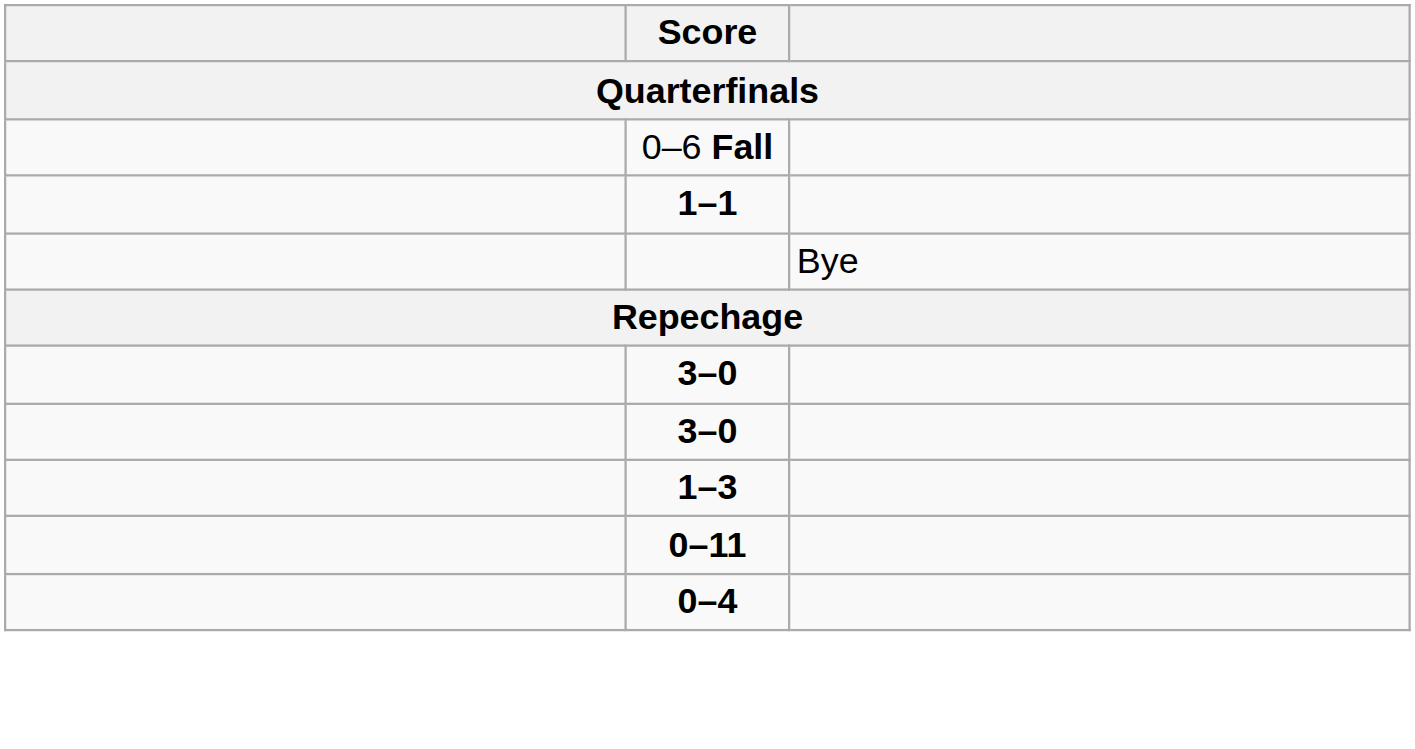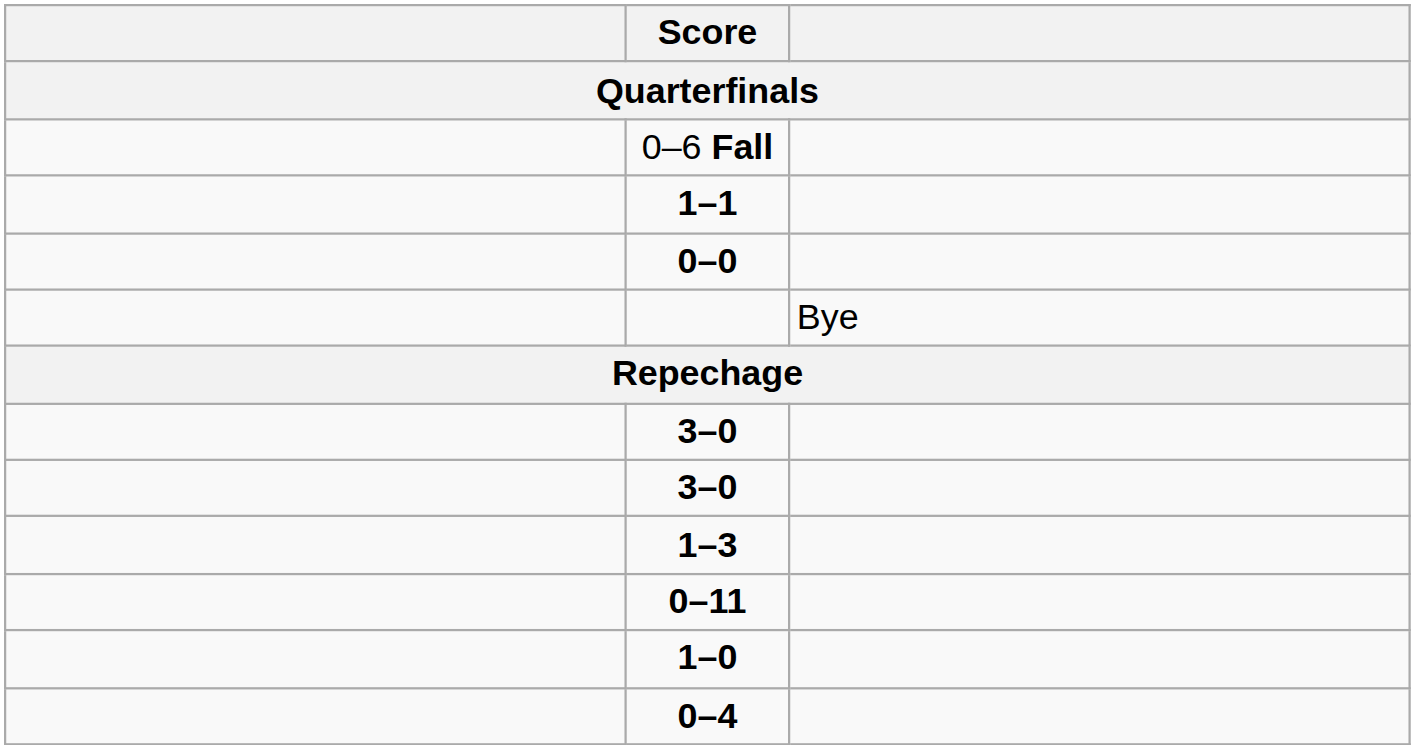+ row: (707, 260)
+ row: (707, 658)
